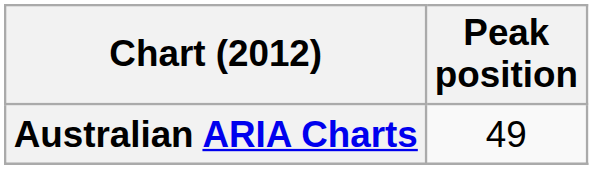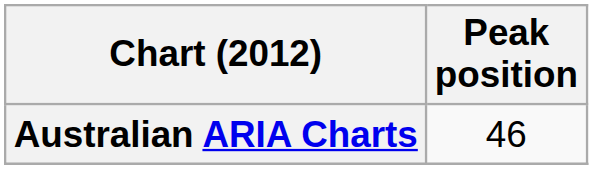(506, 133) 49 -> (506, 133) 46
